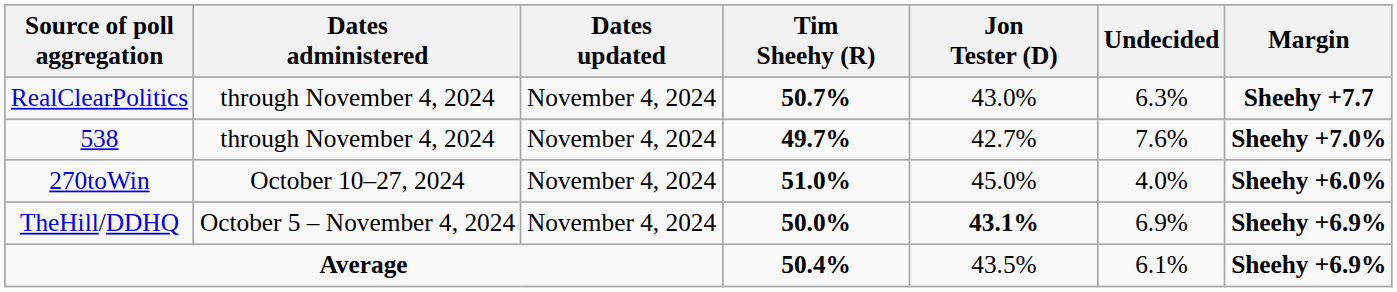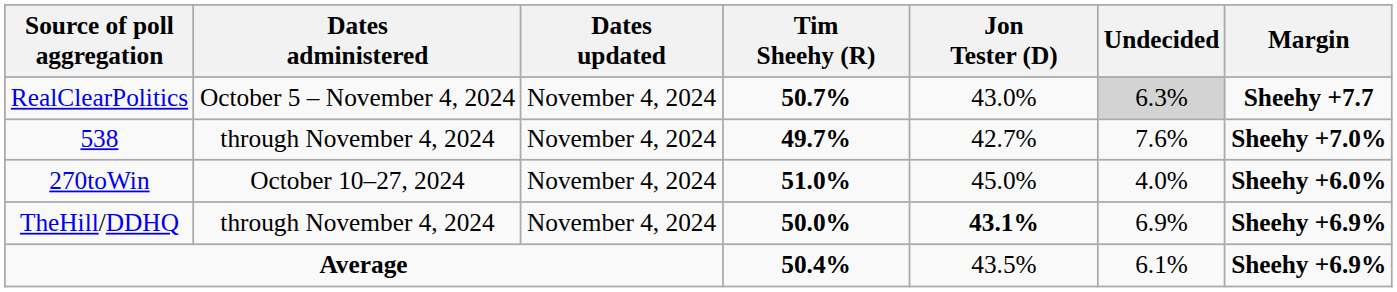(358, 97) through November 4, 2024 -> (358, 97) October 5 – November 4, 2024
(1162, 97) no background -> (1162, 97) lightgrey background
(358, 222) October 5 – November 4, 2024 -> (358, 222) through November 4, 2024
